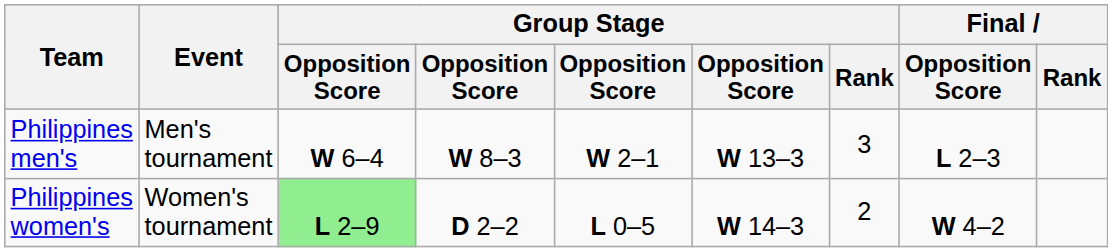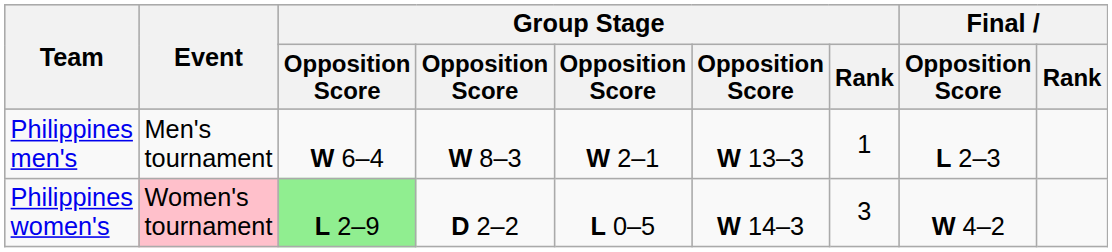(864, 143) 3 -> (864, 143) 1
(208, 212) no background -> (208, 212) pink background
(864, 212) 2 -> (864, 212) 3
